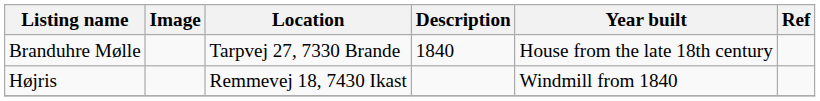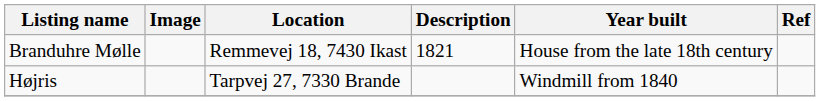(305, 50) Tarpvej 27, 7330 Brande -> (308, 50) Remmevej 18, 7430 Ikast
(435, 50) 1840 -> (435, 50) 1821
(308, 80) Remmevej 18, 7430 Ikast -> (305, 80) Tarpvej 27, 7330 Brande
